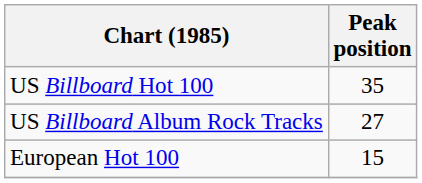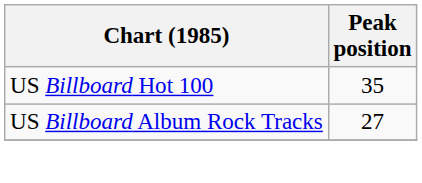- row: (94, 158)
